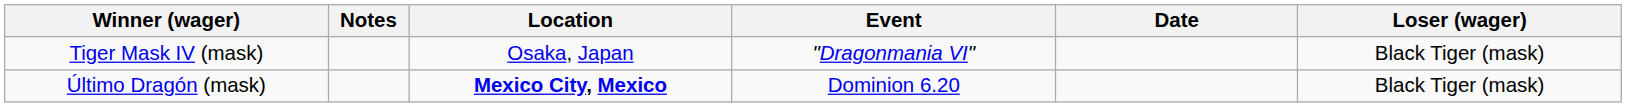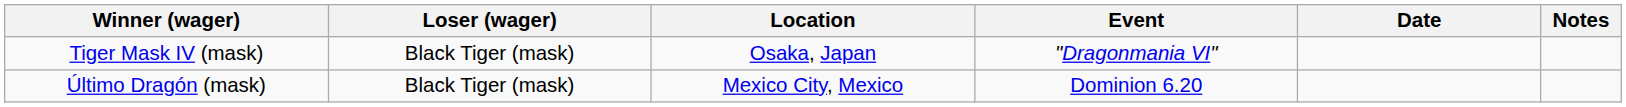columns swapped: (1460, 20) <-> (368, 20)
(570, 85) bold -> (813, 85) normal
